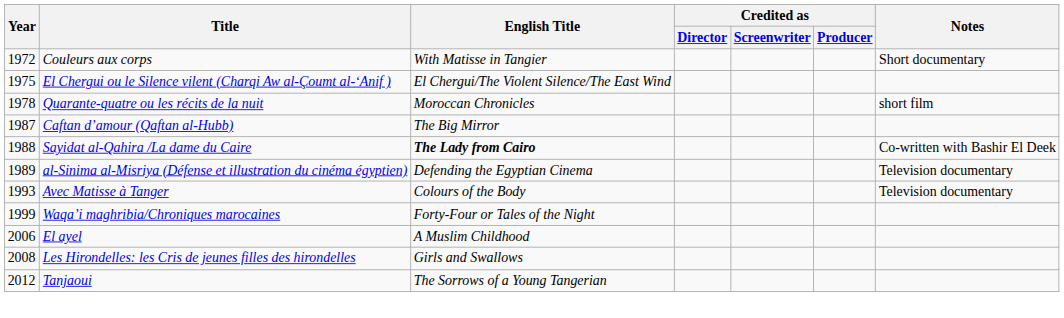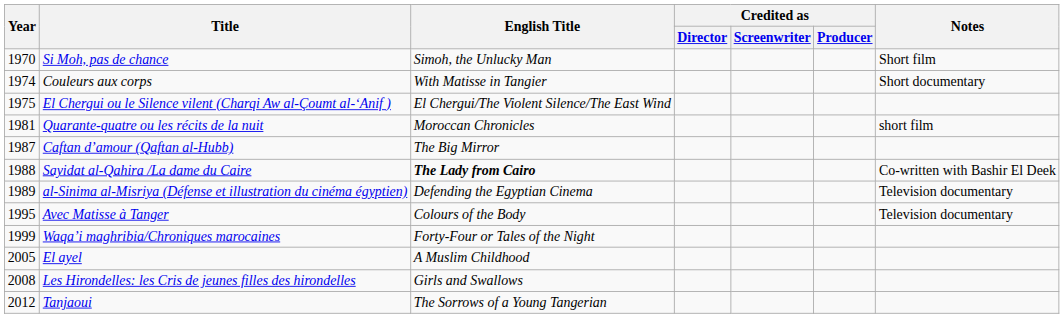+ row: (106, 59)
(22, 59) 1972 -> (22, 81) 1974
(22, 103) 1978 -> (22, 125) 1981
(22, 192) 1993 -> (22, 214) 1995
(22, 236) 2006 -> (22, 258) 2005
